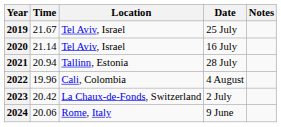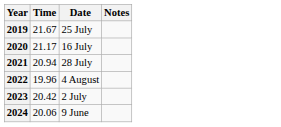- column: (131, 12)
(45, 46) 21.14 -> (45, 46) 21.17
